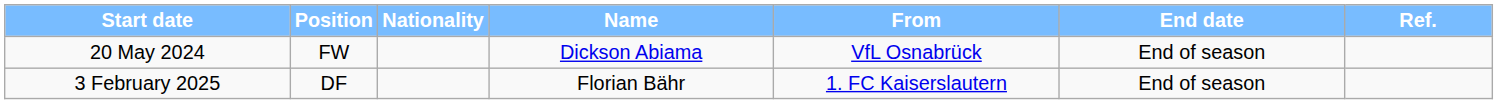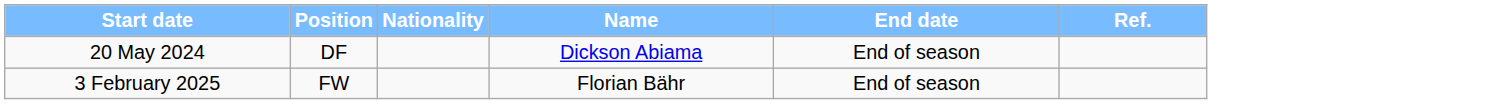- column: (916, 21)
(334, 52) FW -> (334, 52) DF
(334, 84) DF -> (334, 84) FW
